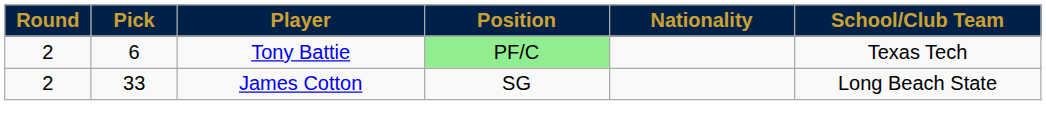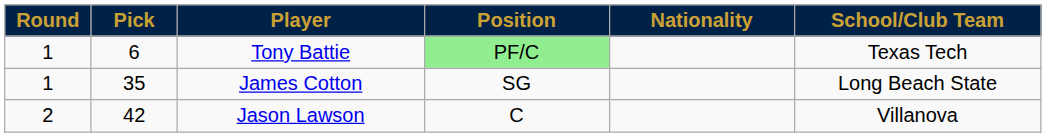(48, 52) 2 -> (48, 52) 1
(48, 83) 2 -> (48, 83) 1
(134, 83) 33 -> (134, 83) 35
+ row: (301, 115)
